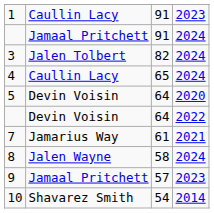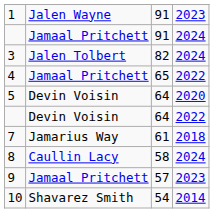(74, 15) Caullin Lacy -> (70, 15) Jalen Wayne
(74, 76) Caullin Lacy -> (89, 76) Jamaal Pritchett
(191, 76) 2024 -> (191, 76) 2022
(191, 137) 2021 -> (191, 137) 2018
(70, 157) Jalen Wayne -> (74, 157) Caullin Lacy
